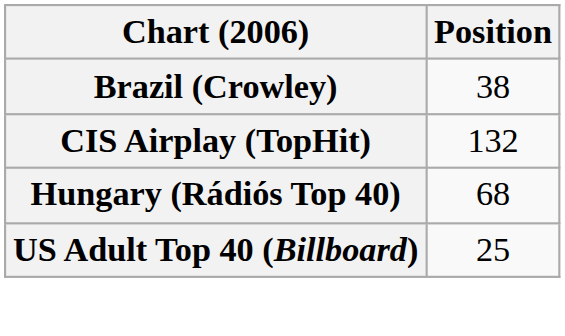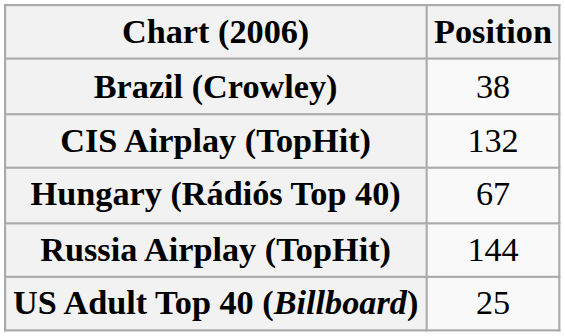(493, 194) 68 -> (493, 194) 67
+ row: (216, 248)
